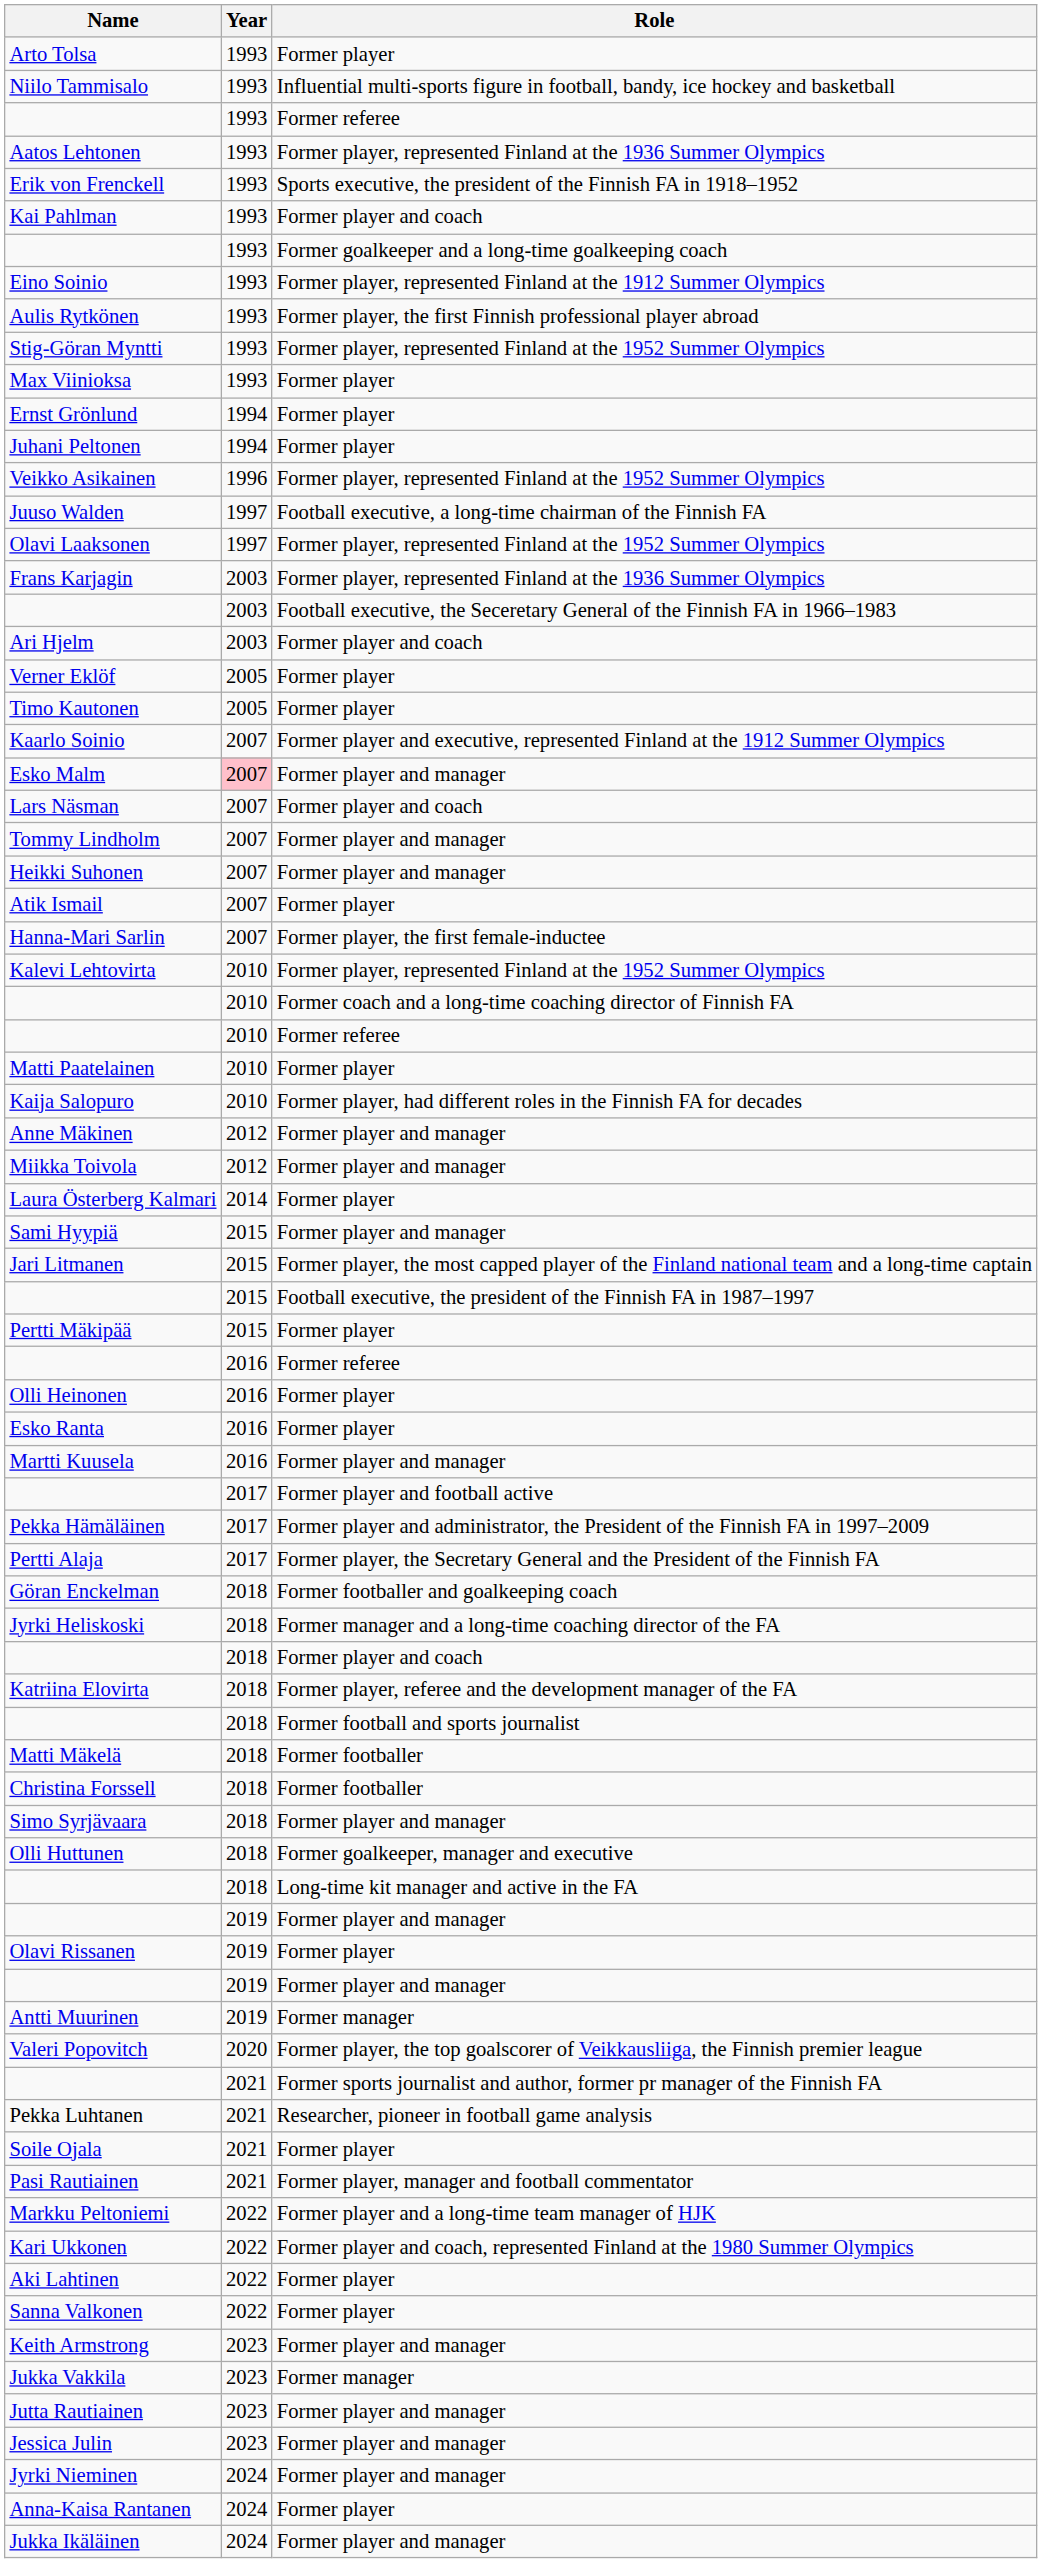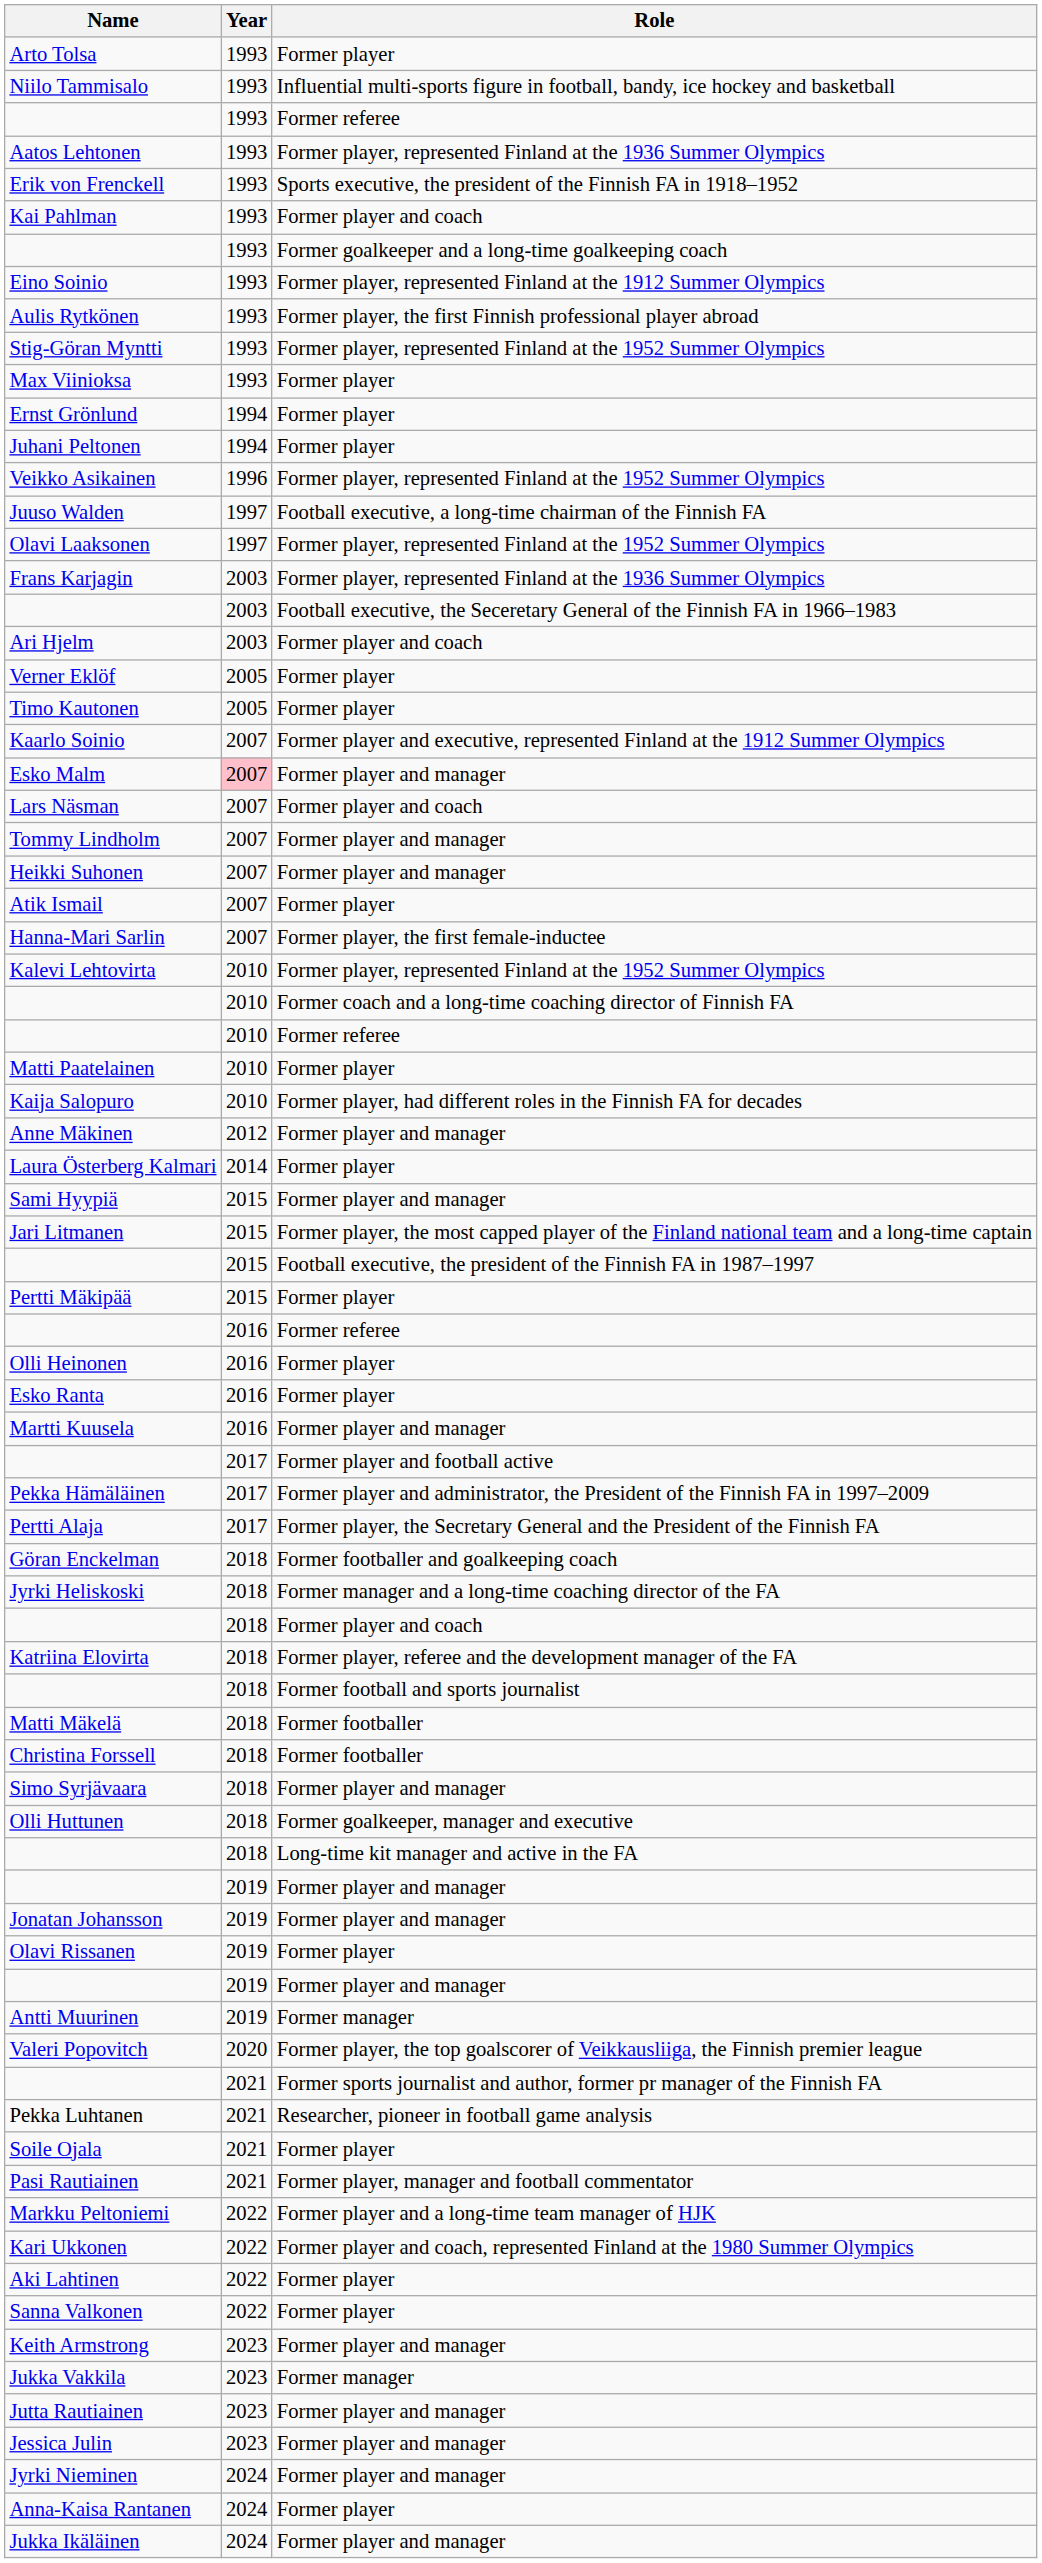- row: (73, 1166)
+ row: (86, 1919)
